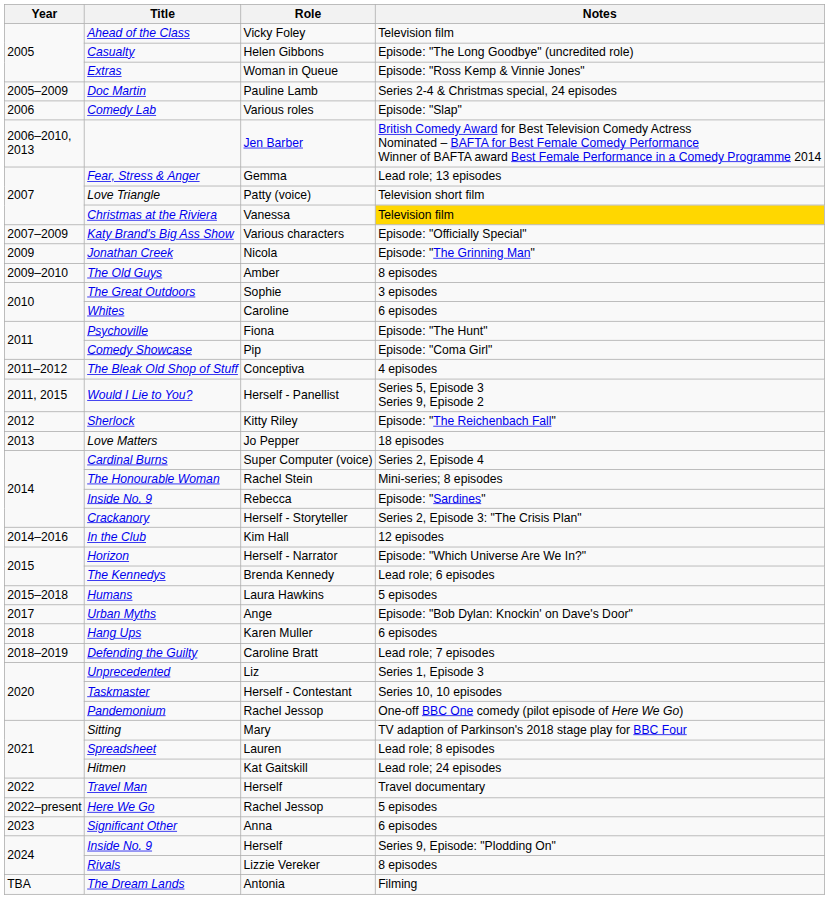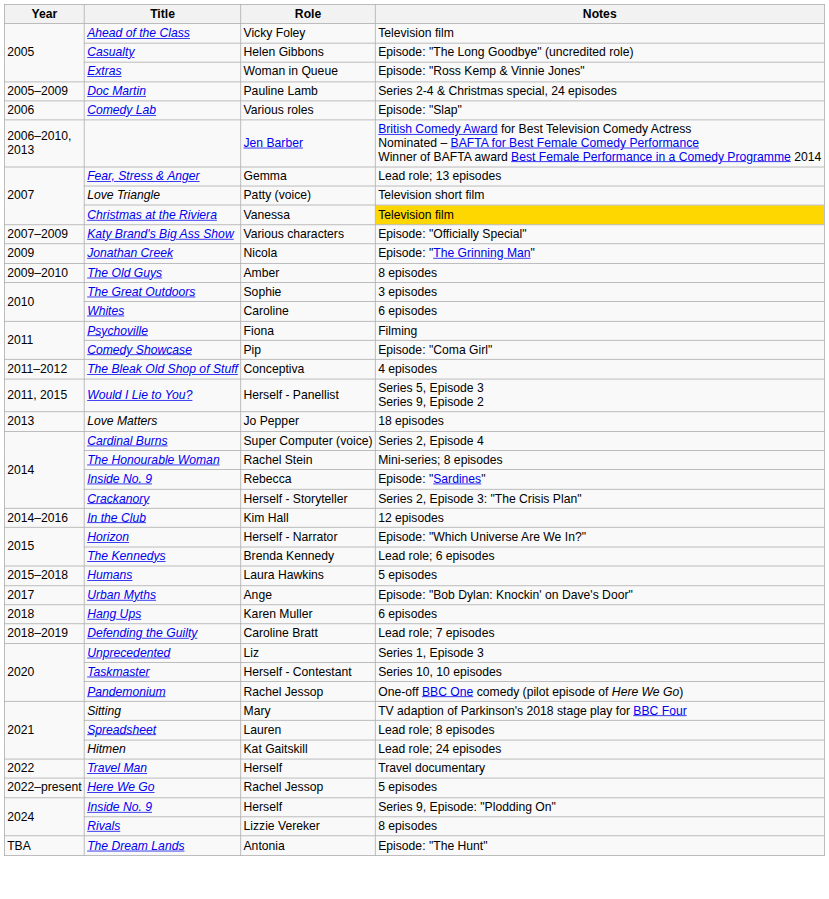(433, 330) Episode: "The Hunt" -> (398, 330) Filming
- row: (111, 421)
- row: (132, 826)
(398, 884) Filming -> (433, 845) Episode: "The Hunt"
